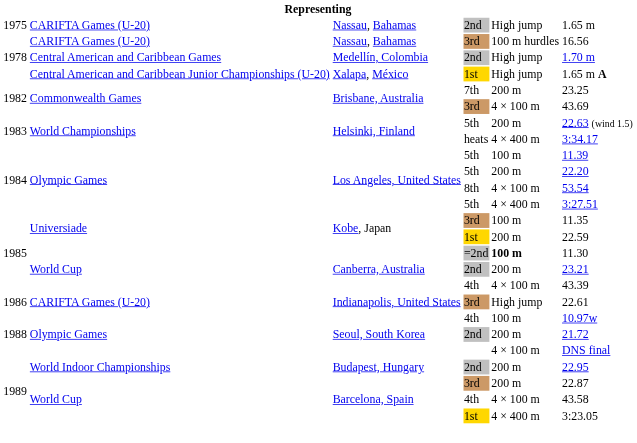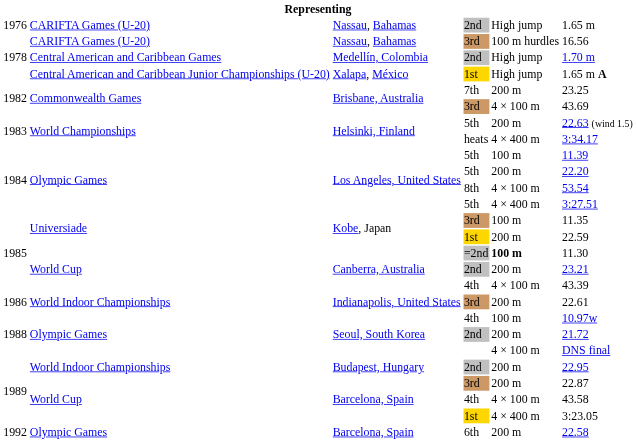(15, 25) 1975 -> (15, 25) 1976
(90, 302) CARIFTA Games (U-20) -> (100, 302) World Indoor Championships
(517, 302) High jump -> (506, 302) 200 m
+ row: (373, 432)
